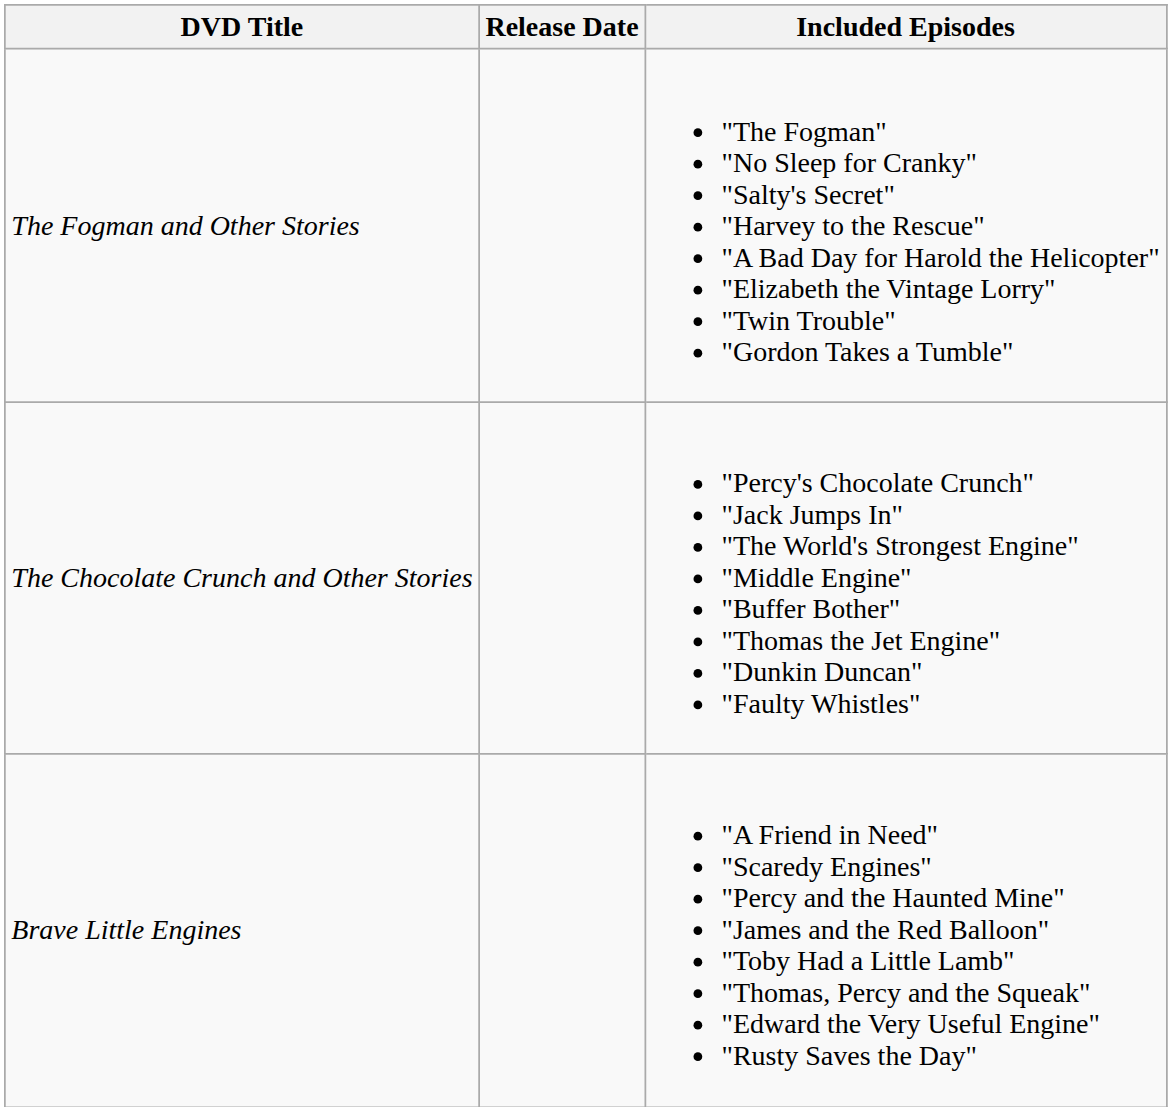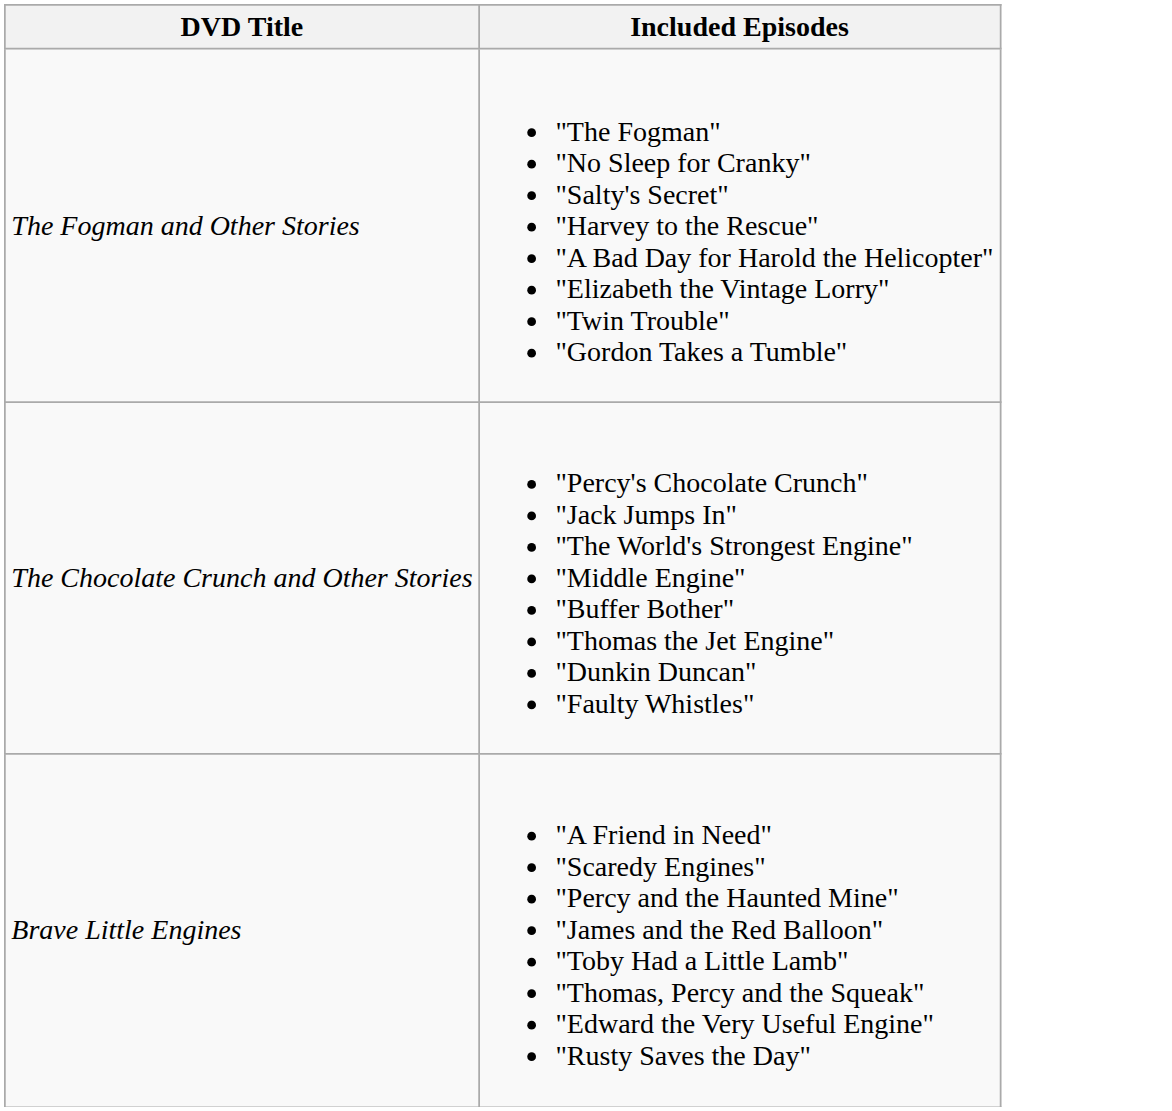- column: (562, 26)
